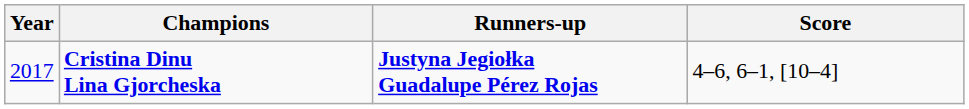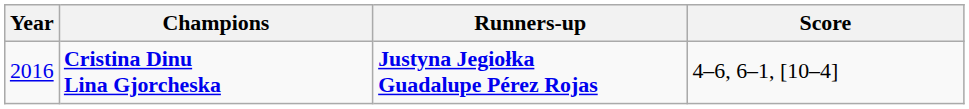(32, 71) 2017 -> (32, 71) 2016
